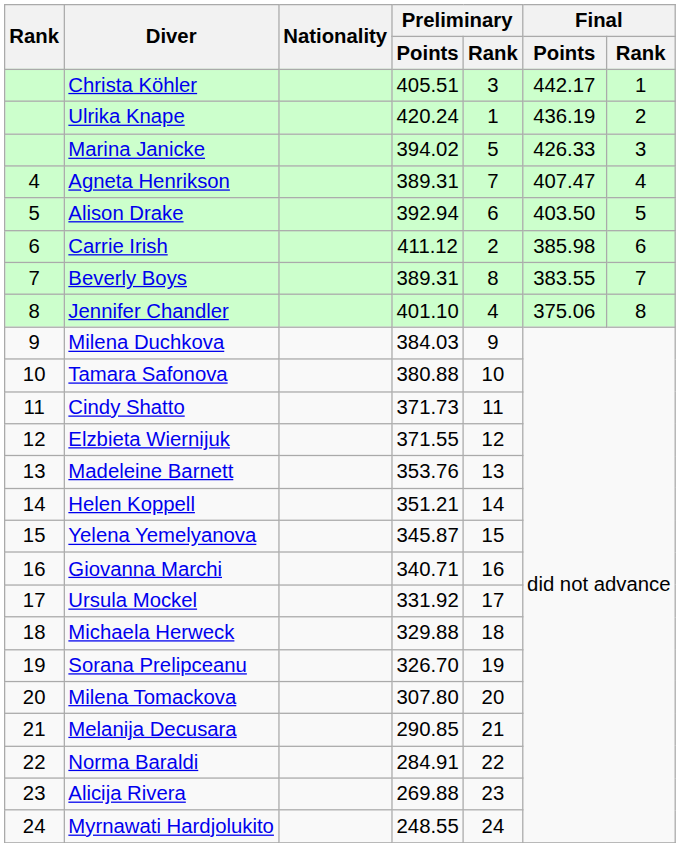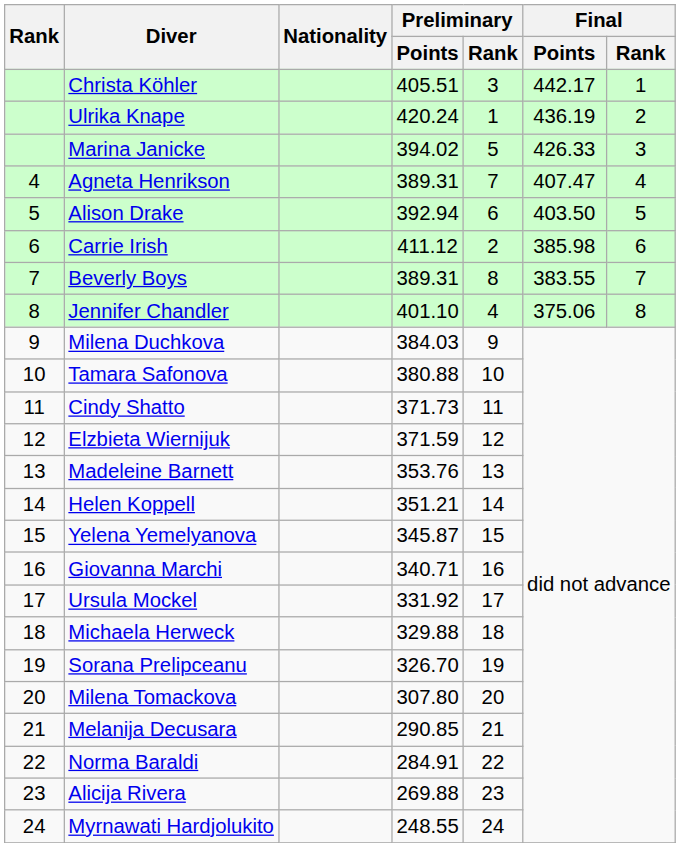(428, 439) 371.55 -> (428, 439) 371.59
